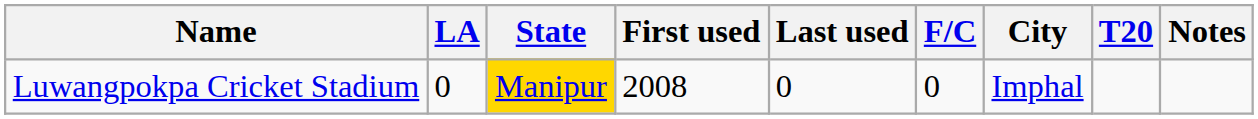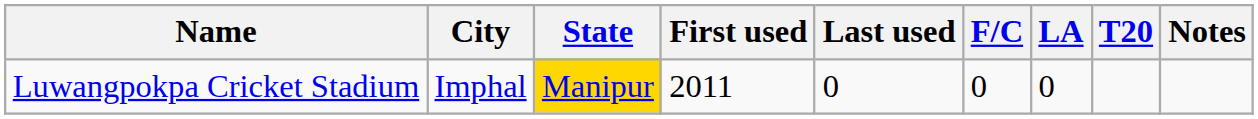columns swapped: (1038, 31) <-> (457, 31)
(655, 85) 2008 -> (701, 85) 2011
